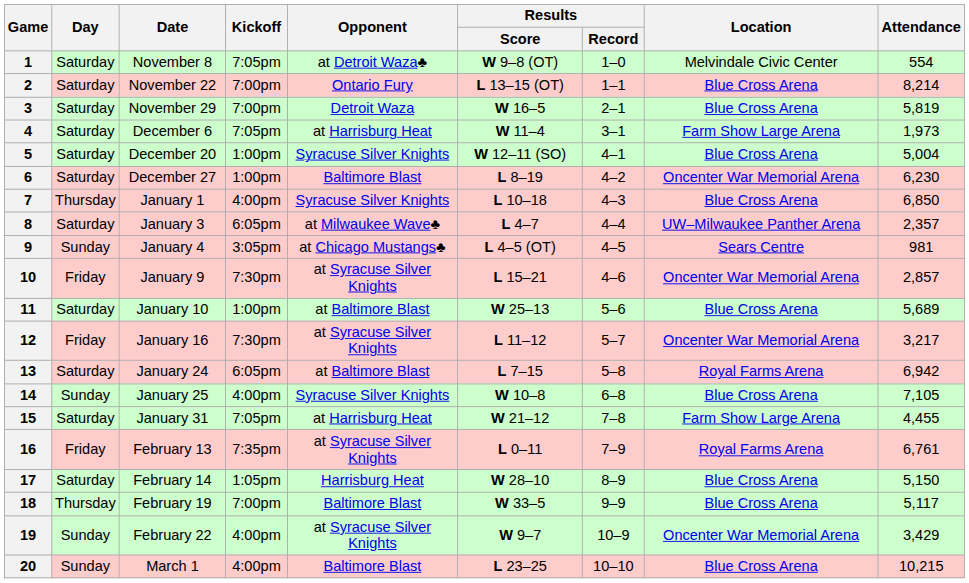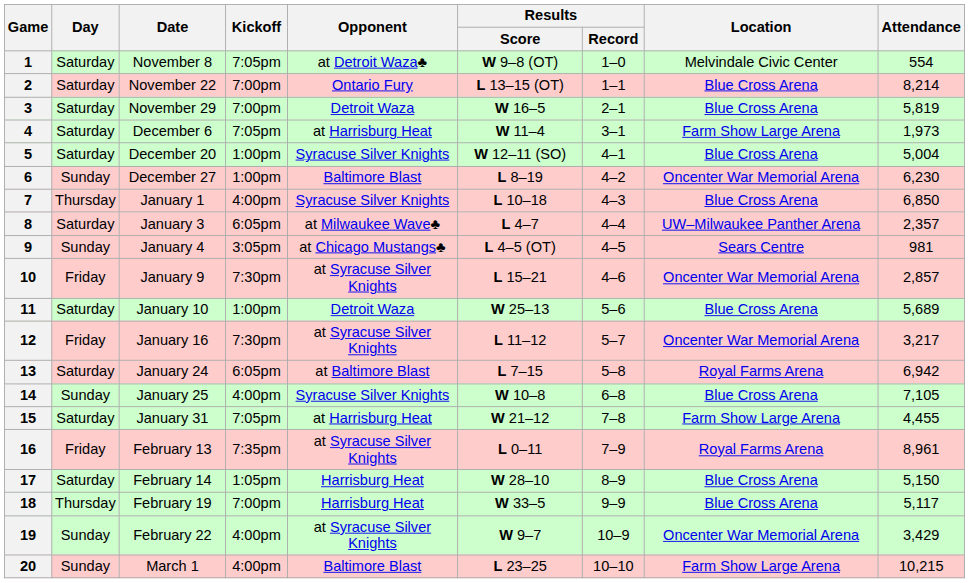(85, 177) Saturday -> (85, 177) Sunday
(372, 309) at Baltimore Blast -> (372, 309) Detroit Waza
(921, 449) 6,761 -> (921, 449) 8,961
(372, 503) Baltimore Blast -> (372, 503) Harrisburg Heat
(761, 566) Blue Cross Arena -> (761, 566) Farm Show Large Arena
